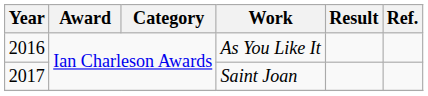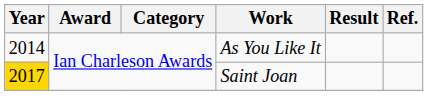(27, 47) 2016 -> (27, 47) 2014
(27, 76) no background -> (27, 76) gold background
